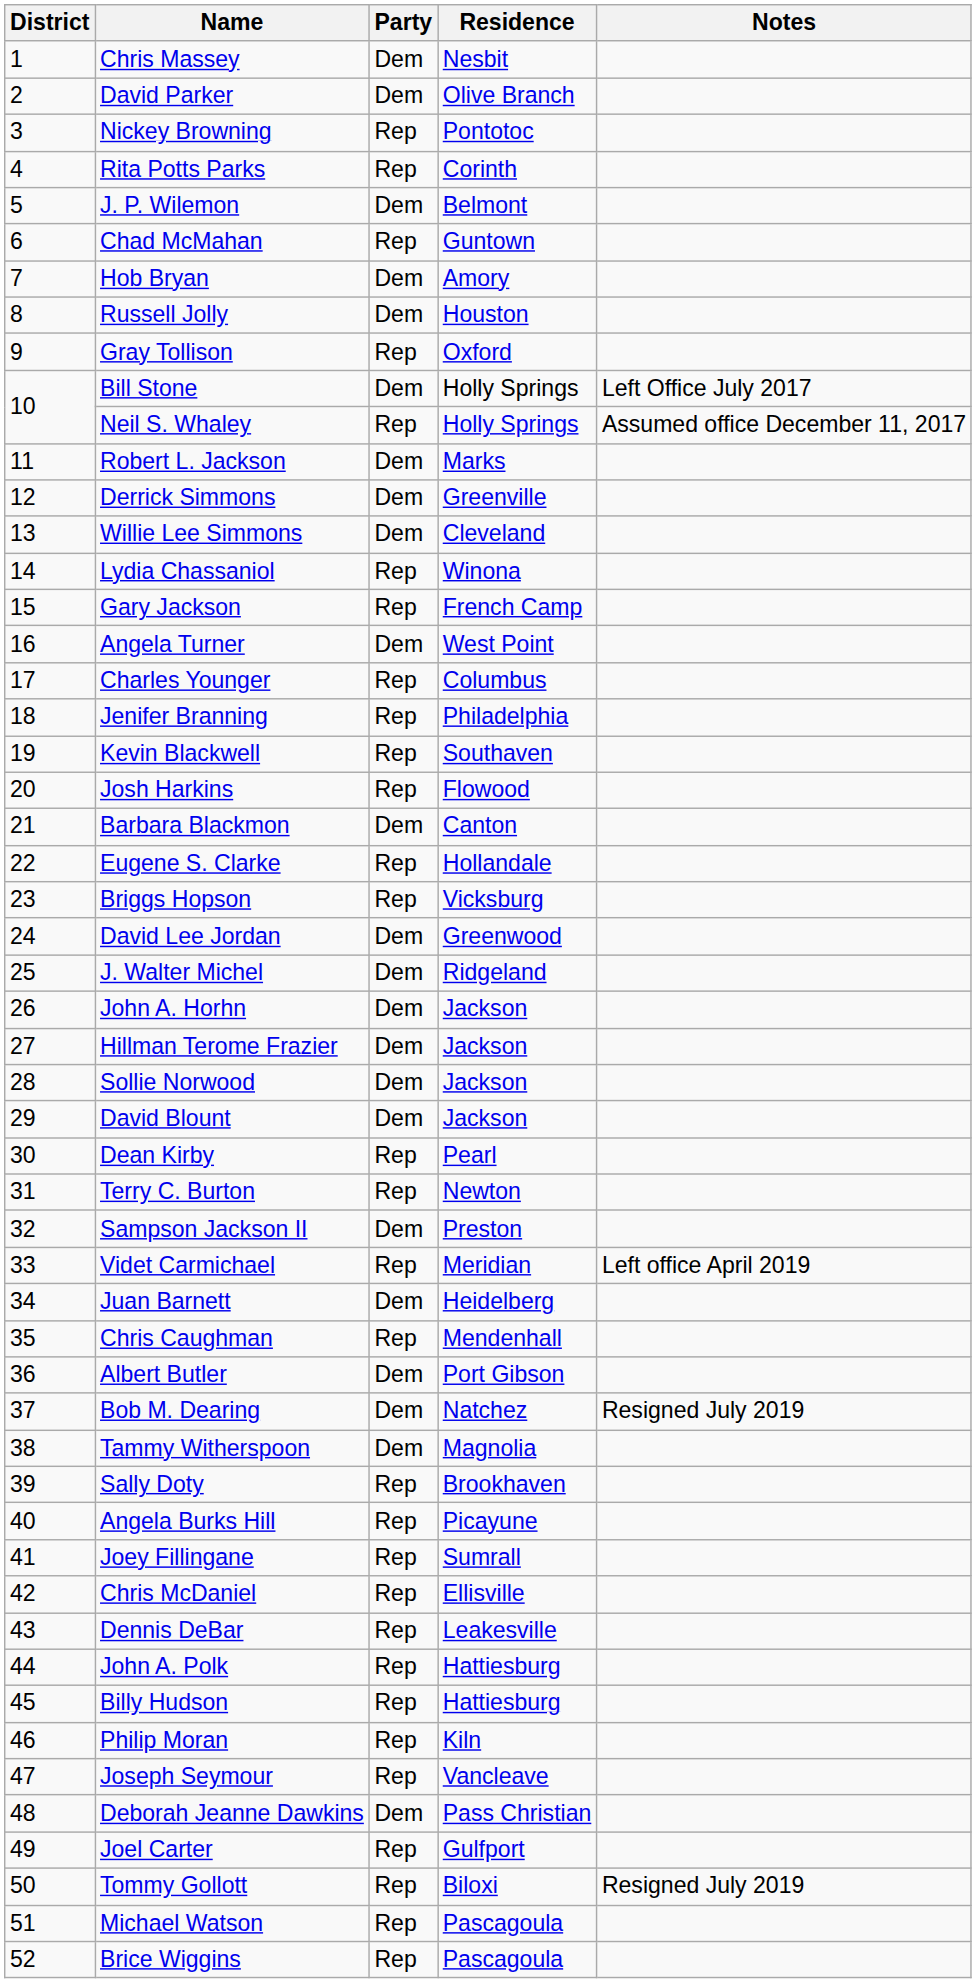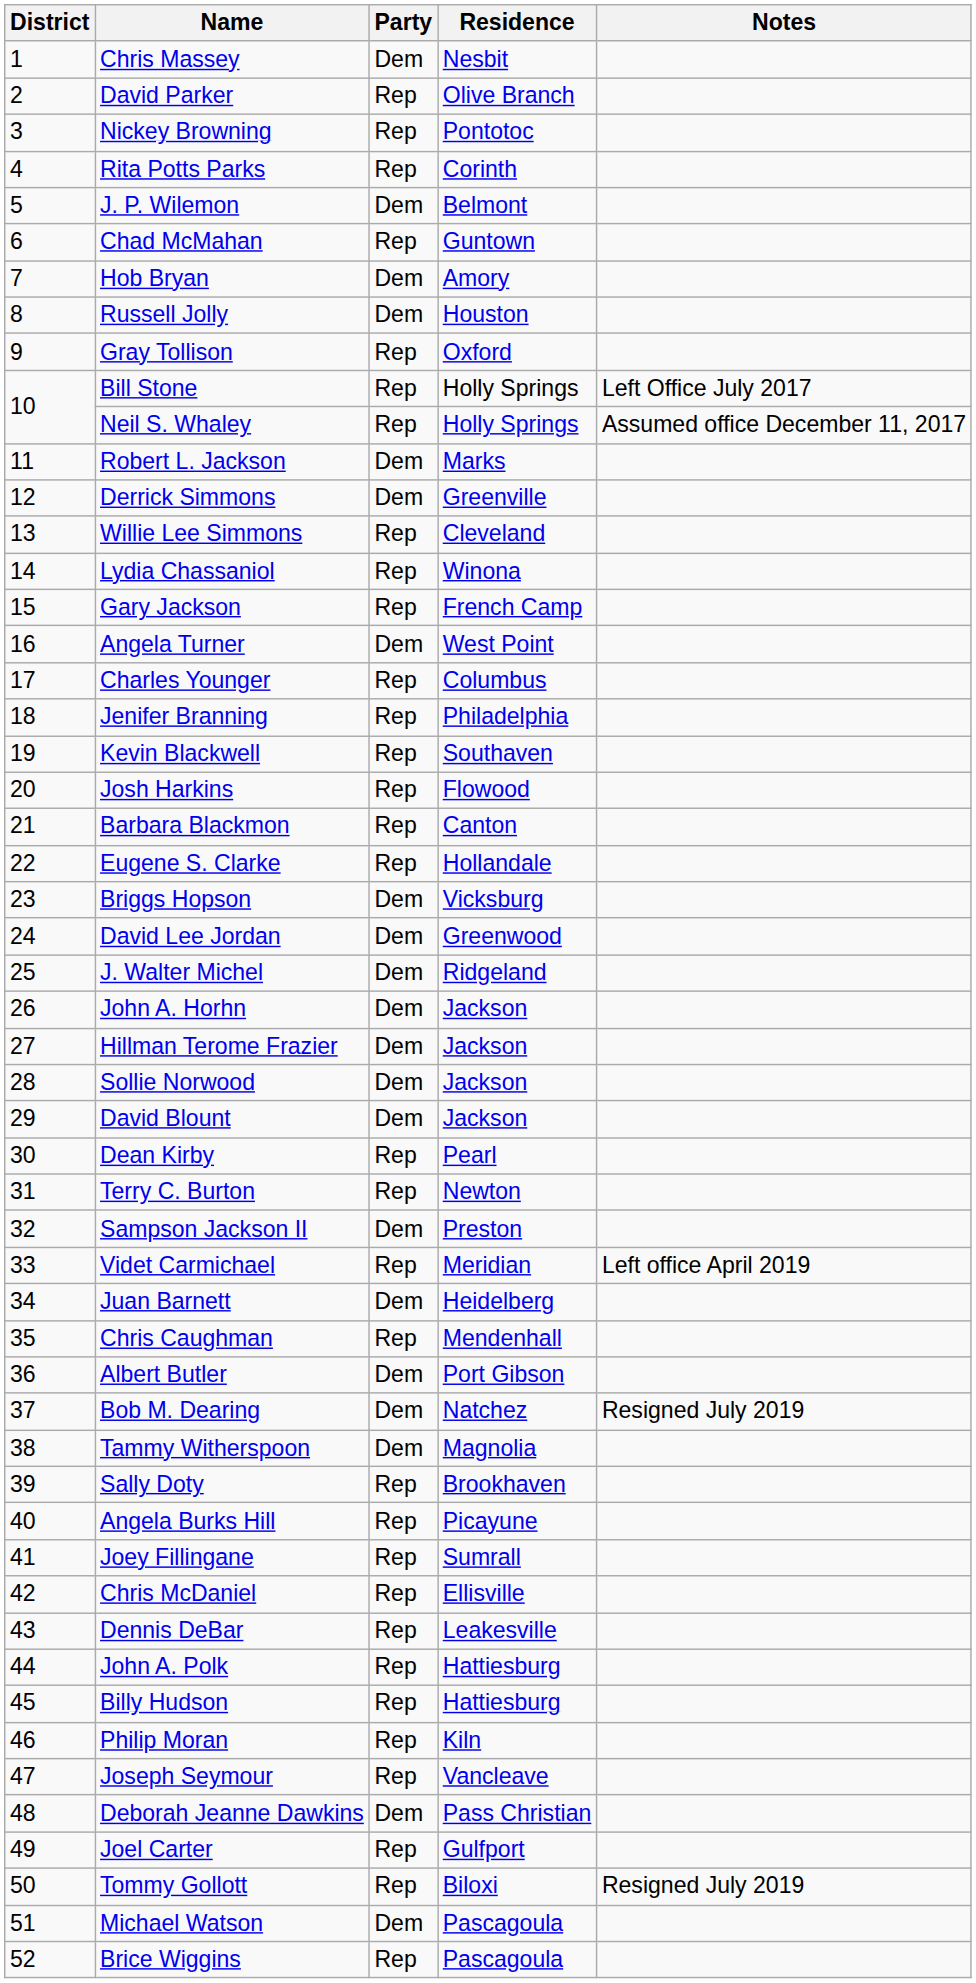(399, 95) Dem -> (396, 95) Rep
(399, 388) Dem -> (396, 388) Rep
(399, 534) Dem -> (396, 534) Rep
(399, 826) Dem -> (396, 826) Rep
(396, 899) Rep -> (399, 899) Dem
(396, 1922) Rep -> (399, 1922) Dem
